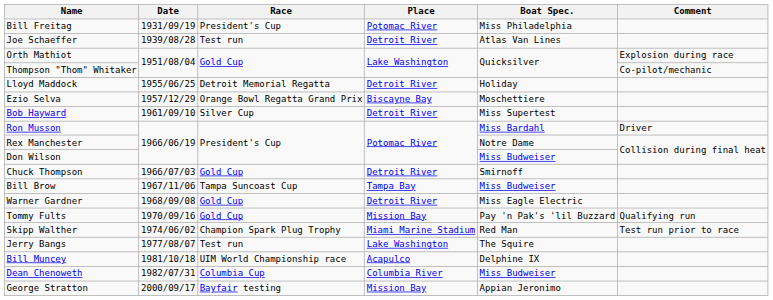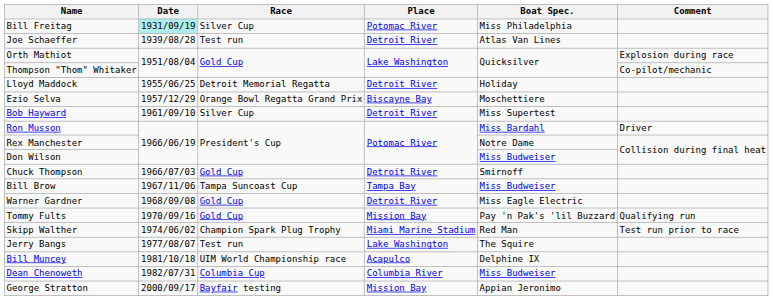(168, 27) no background -> (168, 27) paleturquoise background
(240, 27) President's Cup -> (227, 27) Silver Cup
